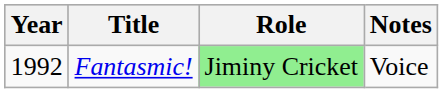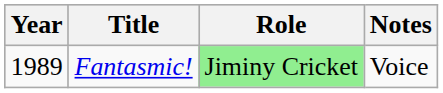(37, 66) 1992 -> (37, 66) 1989
